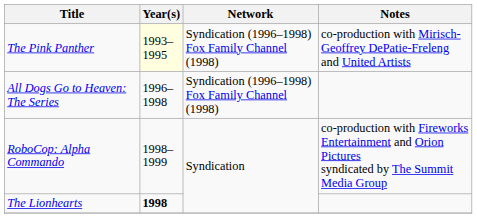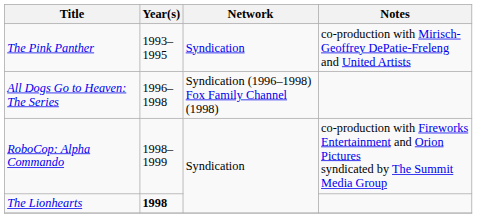(158, 47) lightyellow background -> (158, 47) no background
(249, 47) Syndication (1996–1998) Fox Family Channel (1998) -> (215, 47) Syndication
